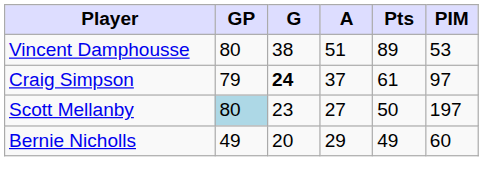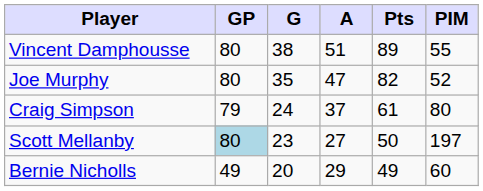(440, 49) 53 -> (440, 49) 55
+ row: (59, 79)
(283, 79) bold -> (283, 110) normal
(440, 79) 97 -> (440, 110) 80
